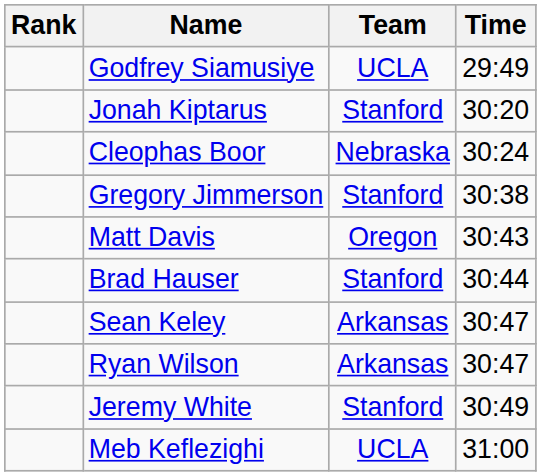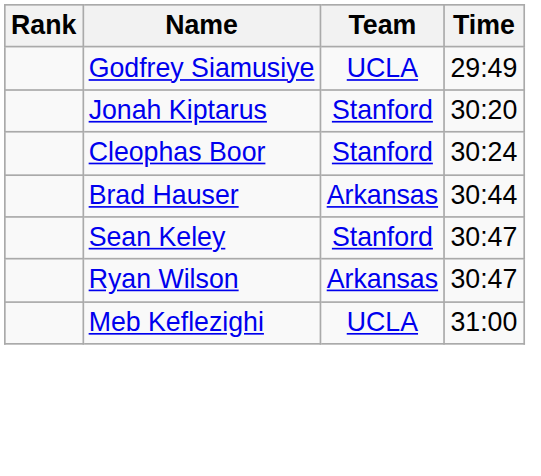(393, 152) Nebraska -> (382, 152) Stanford
- row: (206, 195)
- row: (152, 237)
(393, 279) Stanford -> (382, 195) Arkansas
(393, 322) Arkansas -> (382, 237) Stanford
- row: (170, 407)
